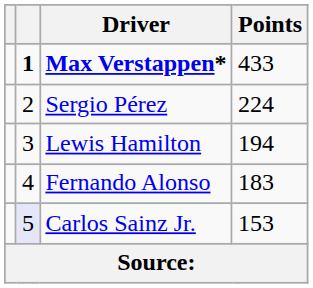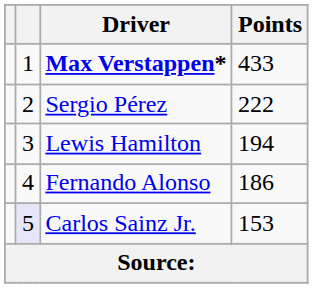(28, 63) bold -> (28, 63) normal
(256, 103) 224 -> (256, 103) 222
(256, 182) 183 -> (256, 182) 186
